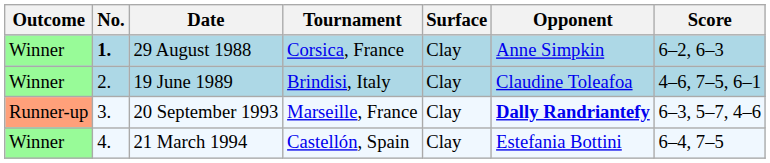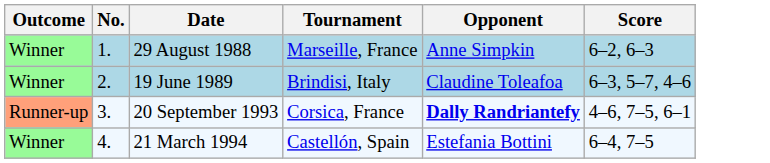- column: (457, 19)
(104, 50) bold -> (104, 50) normal
(346, 50) Corsica, France -> (352, 50) Marseille, France
(710, 80) 4–6, 7–5, 6–1 -> (640, 80) 6–3, 5–7, 4–6
(352, 111) Marseille, France -> (346, 111) Corsica, France
(710, 111) 6–3, 5–7, 4–6 -> (640, 111) 4–6, 7–5, 6–1
